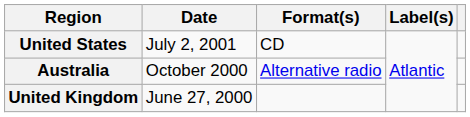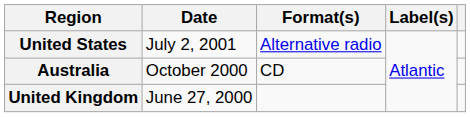(272, 44) CD -> (321, 44) Alternative radio
(321, 71) Alternative radio -> (272, 71) CD
